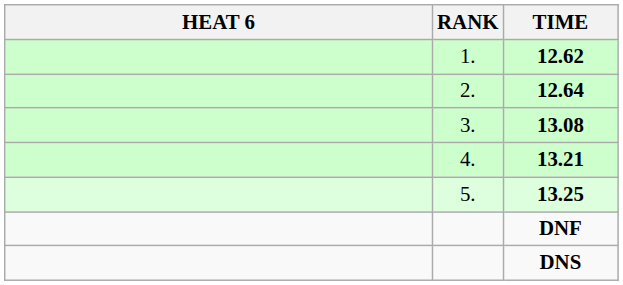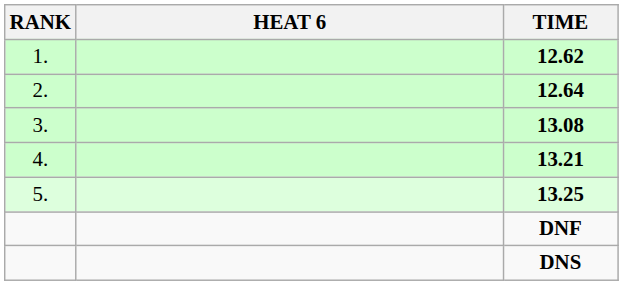columns swapped: (468, 22) <-> (218, 22)
